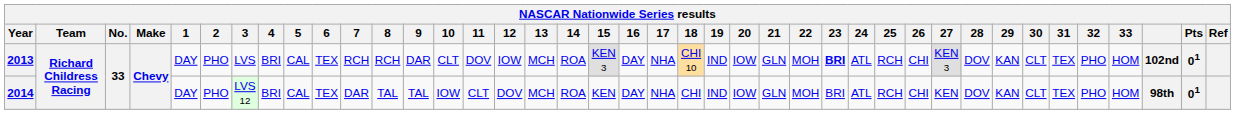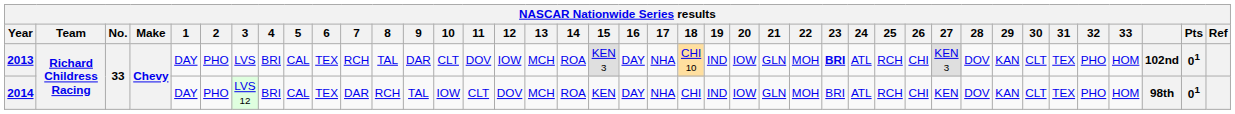(388, 60) RCH -> (388, 60) TAL
(388, 93) TAL -> (388, 93) RCH
